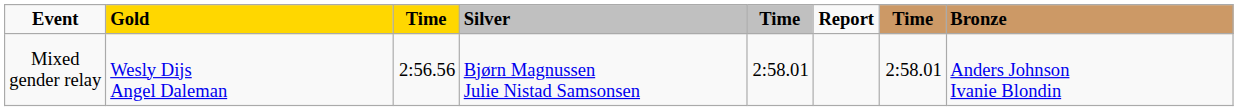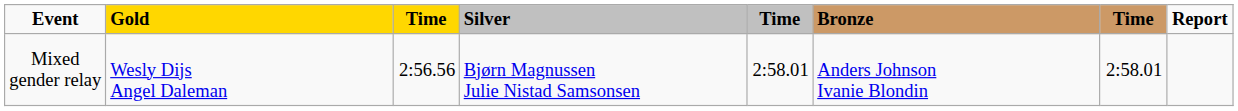columns swapped: (979, 19) <-> (846, 19)
